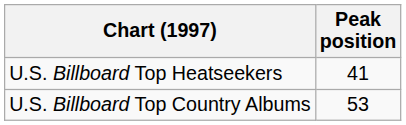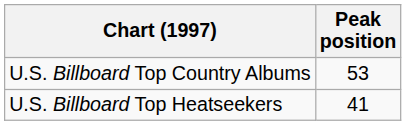rows swapped: (160, 104) <-> (146, 73)
